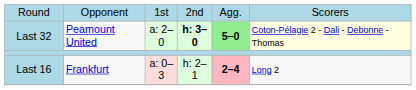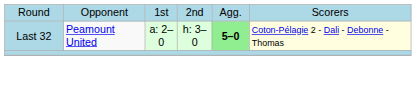(195, 36) bold -> (195, 36) normal
- row: (34, 70)
